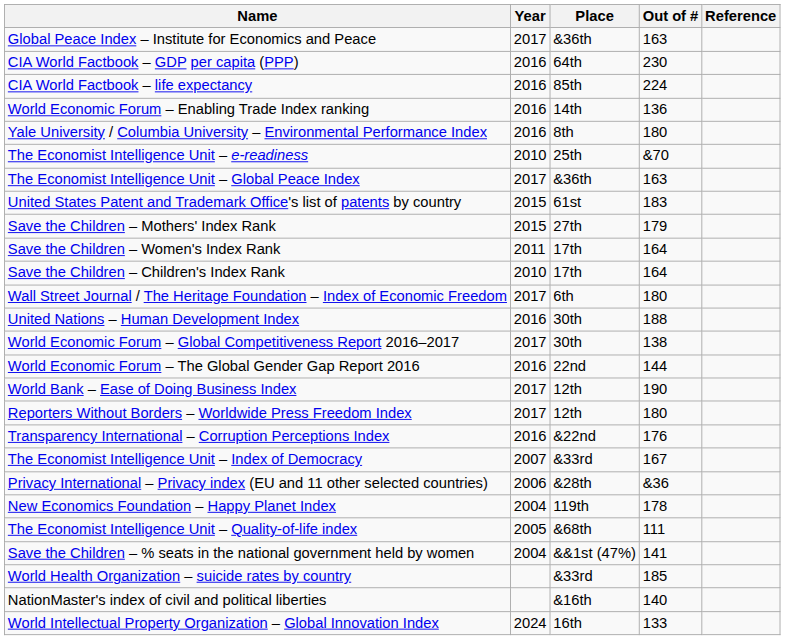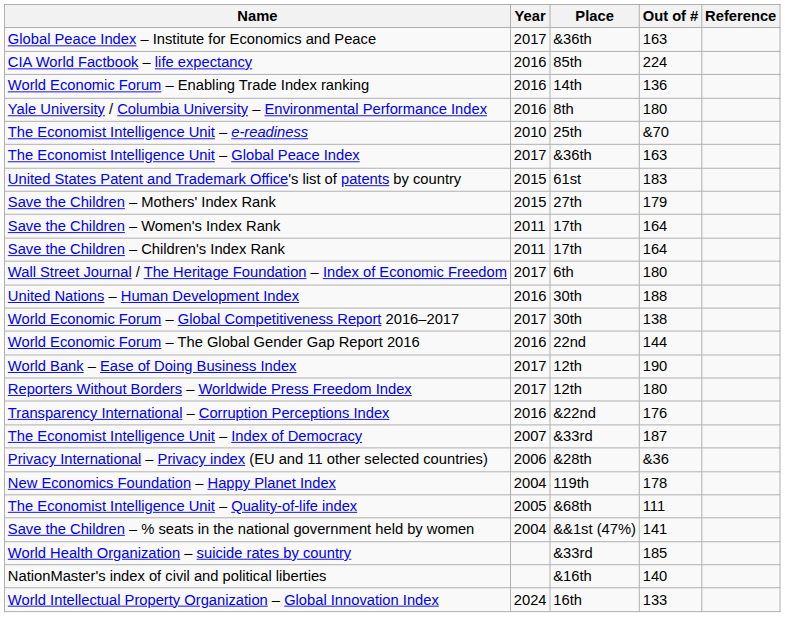- row: (153, 62)
(530, 272) 2010 -> (530, 249) 2011
(655, 459) 167 -> (655, 436) 187
